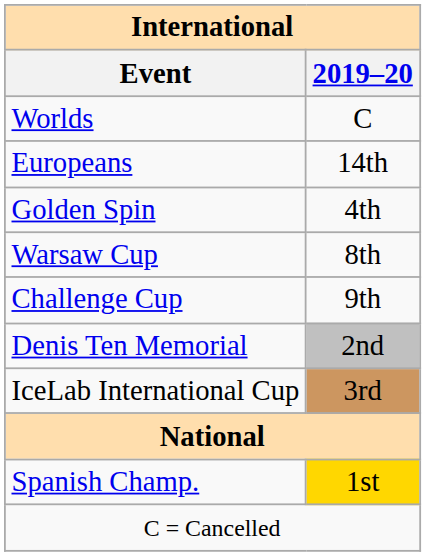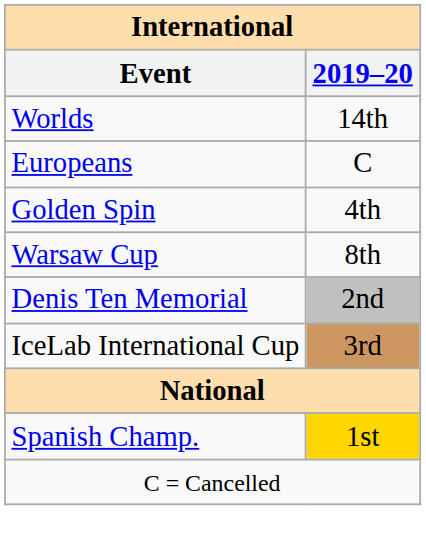(363, 118) C -> (363, 118) 14th
(363, 163) 14th -> (363, 163) C
- row: (97, 299)
